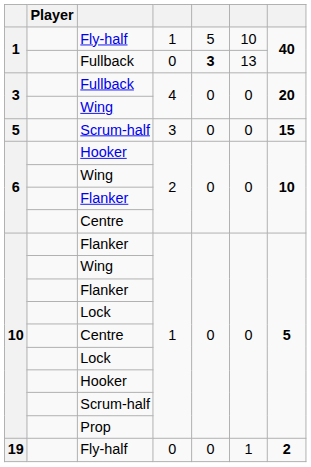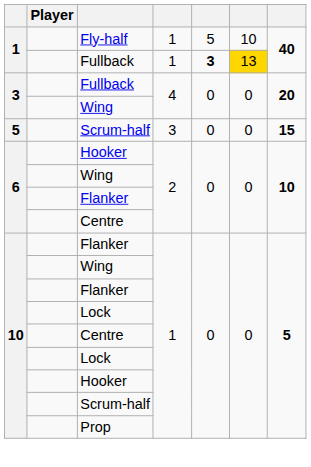(172, 61) 0 -> (172, 61) 1
(249, 61) no background -> (249, 61) gold background
- row: (16, 449)
